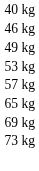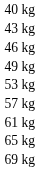+ row: (20, 28)
+ row: (20, 122)
- row: (20, 141)
